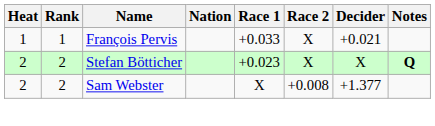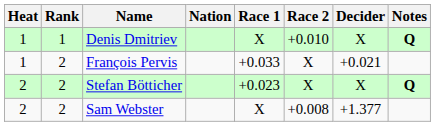+ row: (132, 39)
(62, 39) 1 -> (62, 62) 2
